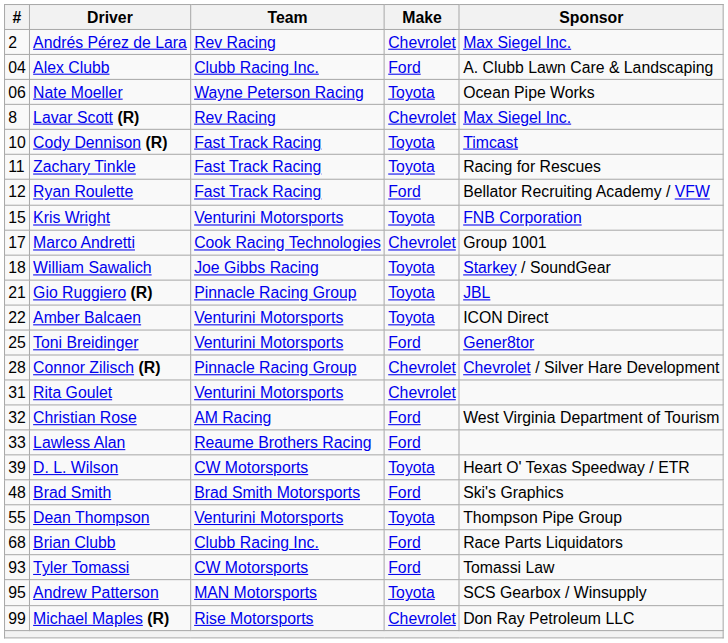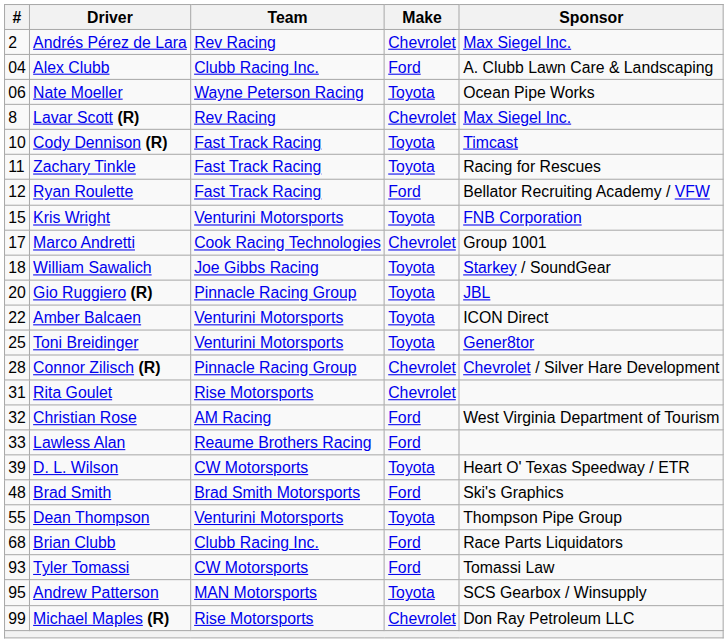(17, 292) 21 -> (17, 292) 20
(404, 343) Ford -> (411, 343) Toyota
(269, 393) Venturini Motorsports -> (254, 393) Rise Motorsports
